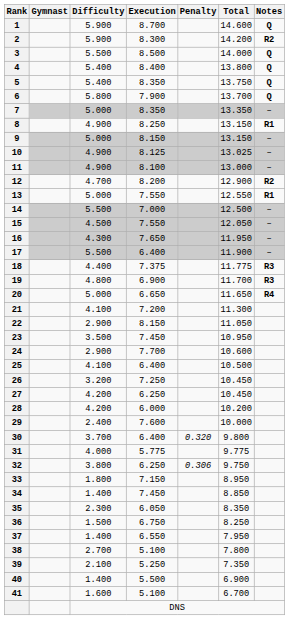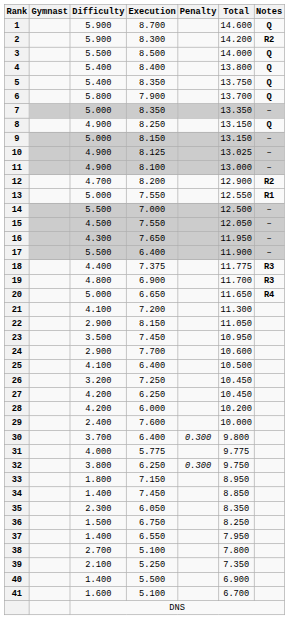(269, 125) R1 -> (269, 125) Q
(198, 437) 0.320 -> (198, 437) 0.300
(198, 466) 0.306 -> (198, 466) 0.300
